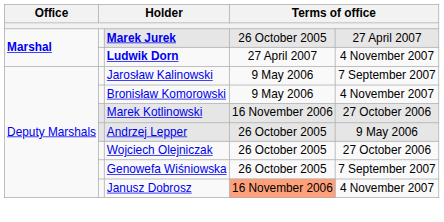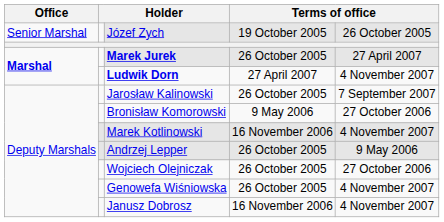+ row: (135, 32)
(282, 75) 9 May 2006 -> (282, 94) 26 October 2005
(387, 94) 4 November 2007 -> (387, 113) 27 October 2006
(387, 113) 27 October 2006 -> (387, 132) 4 November 2007
(387, 169) 7 September 2007 -> (387, 188) 4 November 2007
(282, 188) lightsalmon background -> (282, 207) no background
